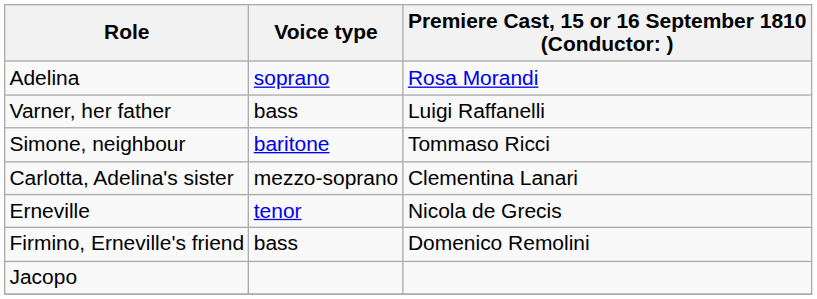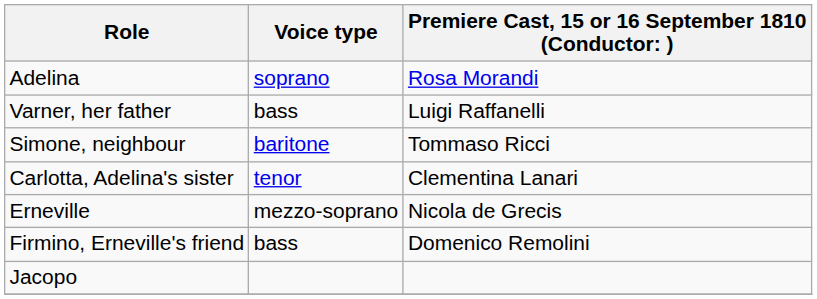(326, 177) mezzo-soprano -> (278, 177) tenor
(278, 210) tenor -> (326, 210) mezzo-soprano
